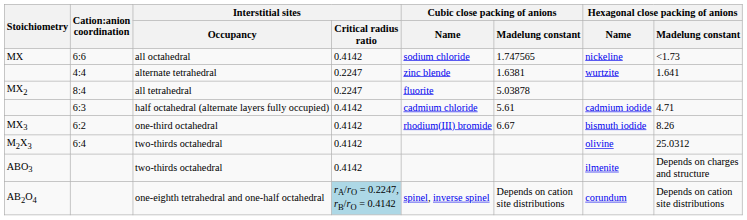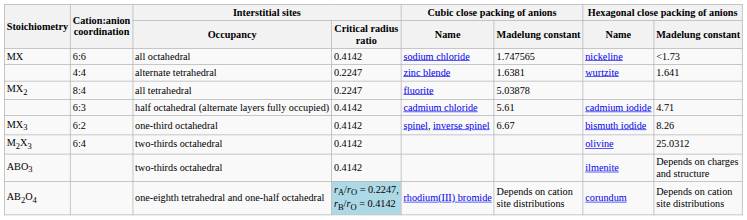(448, 125) rhodium(III) bromide -> (447, 125) spinel, inverse spinel
(447, 198) spinel, inverse spinel -> (448, 198) rhodium(III) bromide
